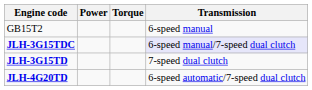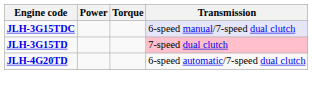- row: (25, 28)
(188, 61) no background -> (188, 45) pink background
